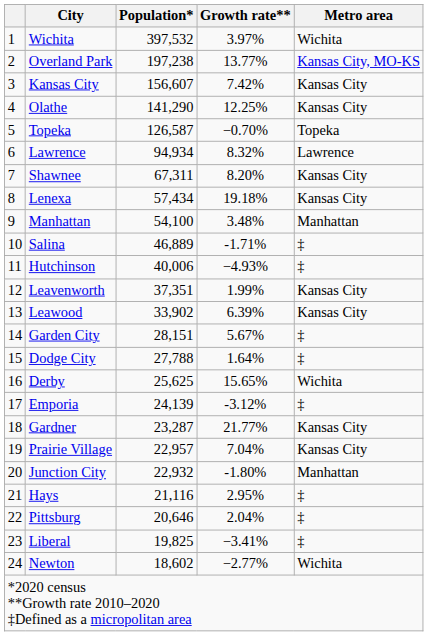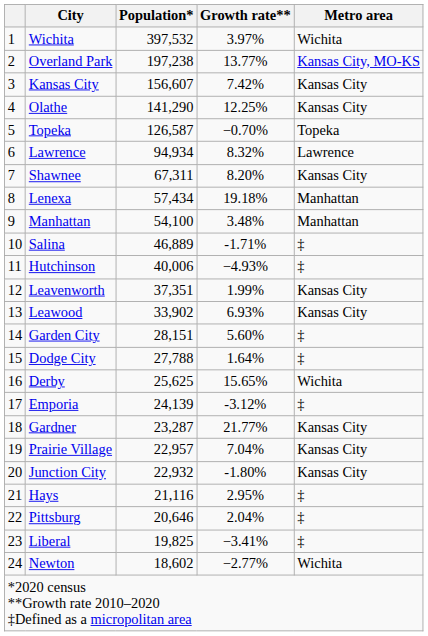(332, 198) Kansas City -> (328, 198) Manhattan
(245, 312) 6.39% -> (245, 312) 6.93%
(245, 335) 5.67% -> (245, 335) 5.60%
(328, 472) Manhattan -> (332, 472) Kansas City
